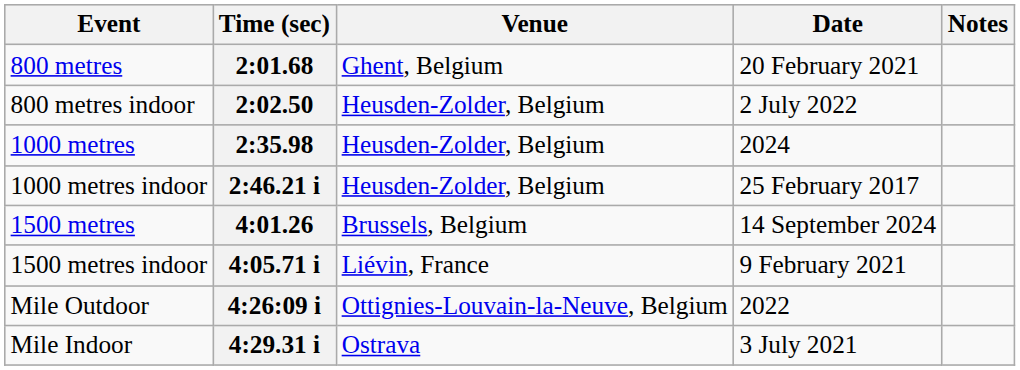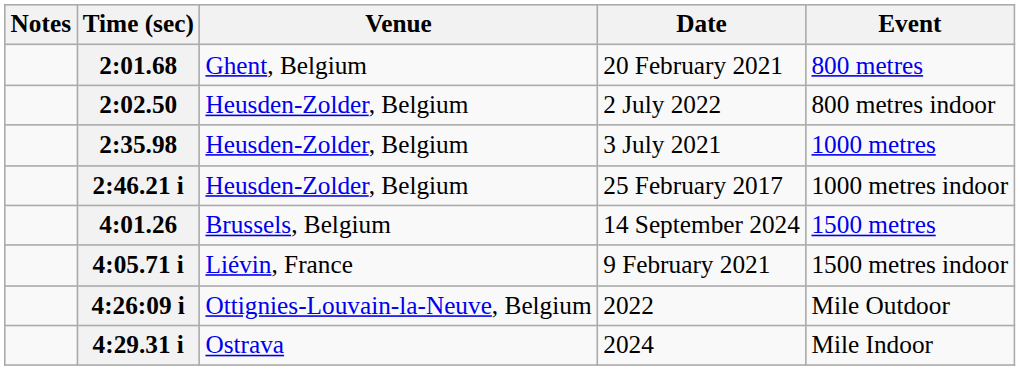columns swapped: (109, 24) <-> (978, 24)
(765, 144) 2024 -> (662, 144) 3 July 2021
(798, 345) 3 July 2021 -> (629, 345) 2024
